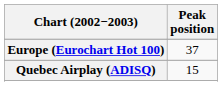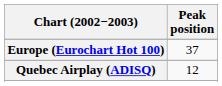(192, 70) 15 -> (192, 70) 12
